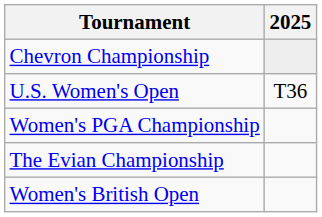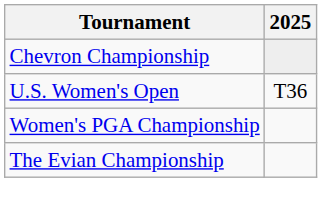- row: (104, 194)
